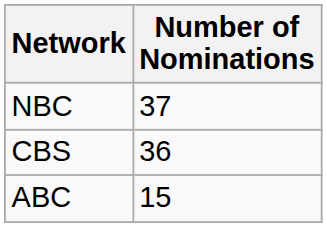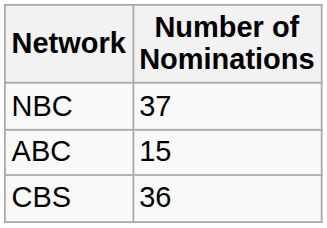rows swapped: (41, 151) <-> (41, 197)
